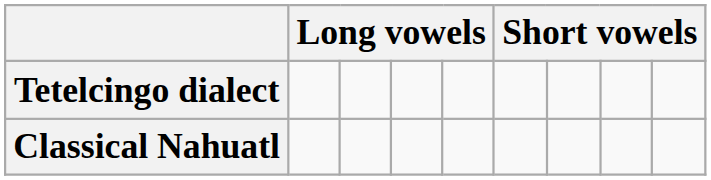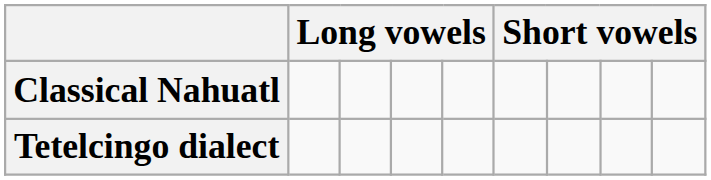rows swapped: (147, 145) <-> (147, 89)
